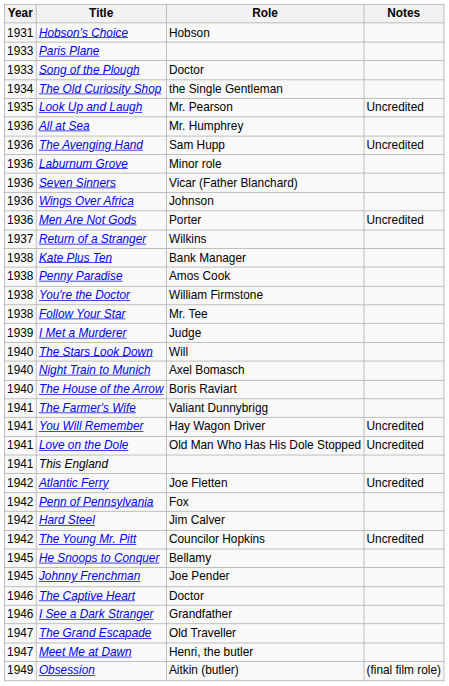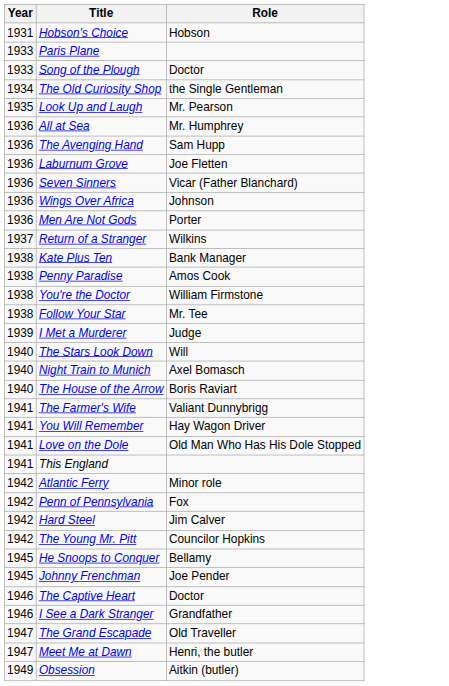- column: (404, 13)
(195, 164) Minor role -> (198, 164) Joe Fletten
(198, 483) Joe Fletten -> (195, 483) Minor role
